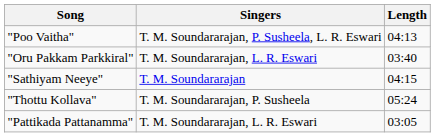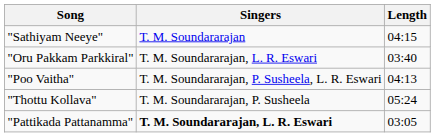rows swapped: (55, 79) <-> (41, 36)
(228, 121) normal -> (236, 121) bold
